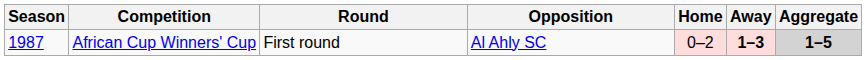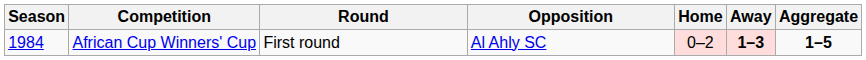(26, 42) 1987 -> (26, 42) 1984
(818, 42) lightgrey background -> (818, 42) no background
